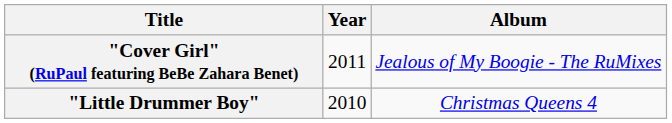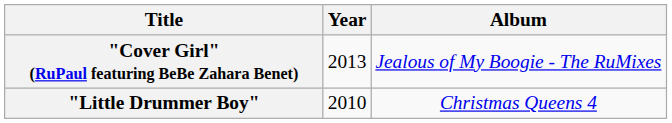(347, 61) 2011 -> (347, 61) 2013
